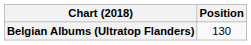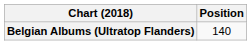(222, 31) 130 -> (222, 31) 140
